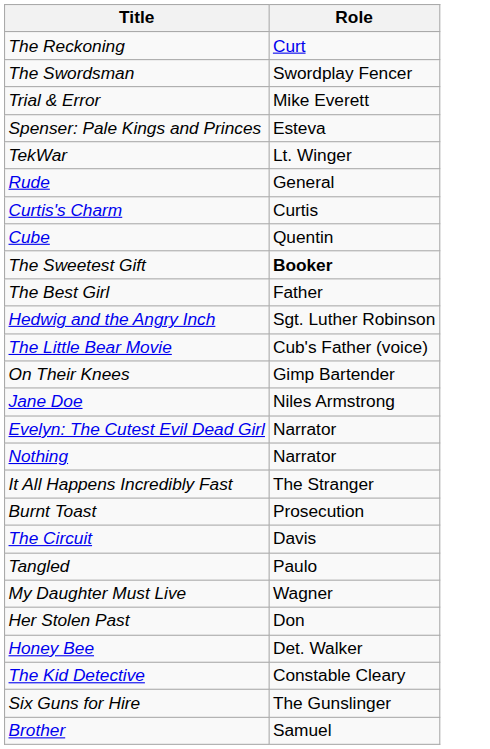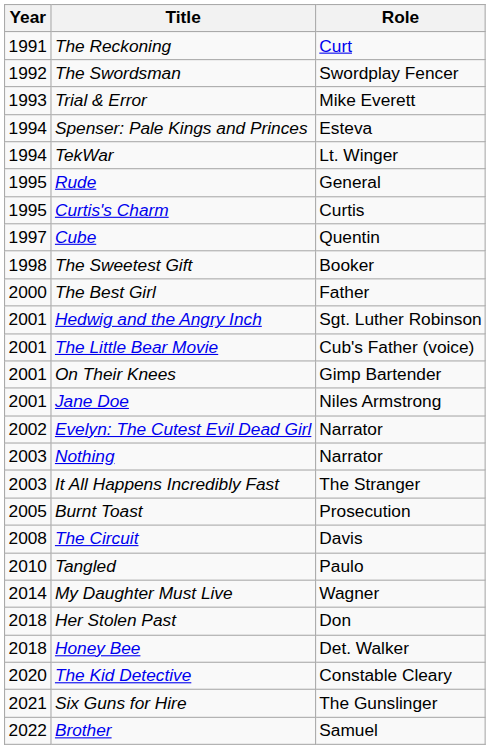+ column: (28, 18)
(303, 264) bold -> (347, 264) normal
